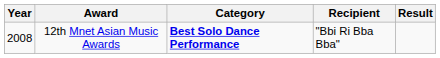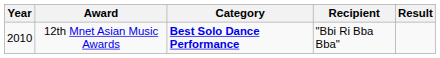(20, 37) 2008 -> (20, 37) 2010
